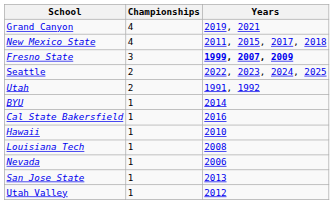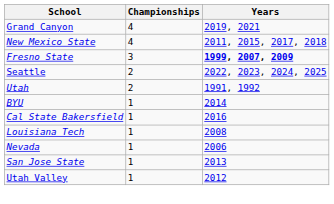- row: (23, 132)
